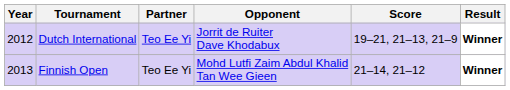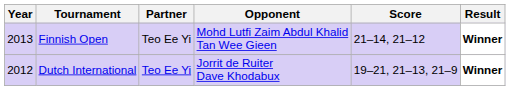rows swapped: (87, 39) <-> (73, 70)
